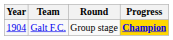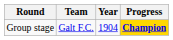columns swapped: (16, 12) <-> (94, 12)
